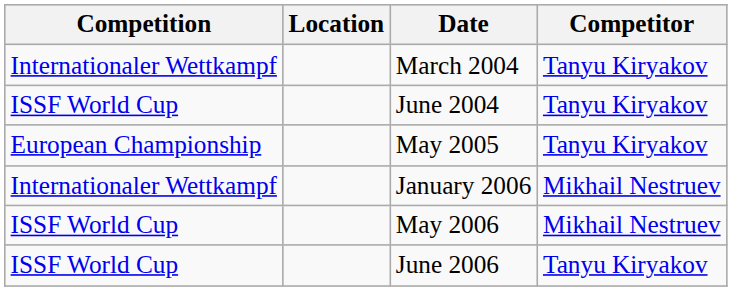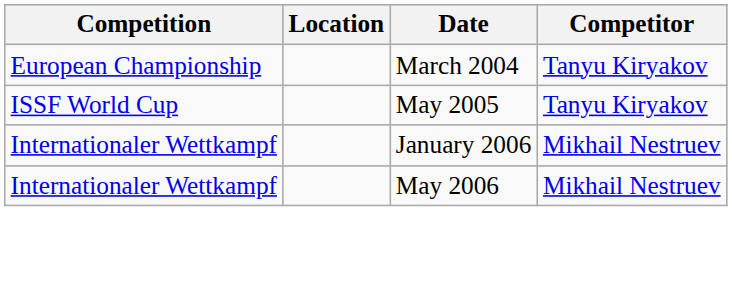(144, 64) Internationaler Wettkampf -> (136, 64) European Championship
- row: (447, 104)
(136, 144) European Championship -> (94, 104) ISSF World Cup
(94, 225) ISSF World Cup -> (144, 184) Internationaler Wettkampf
- row: (447, 265)
